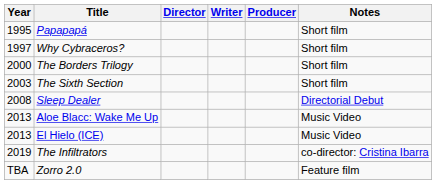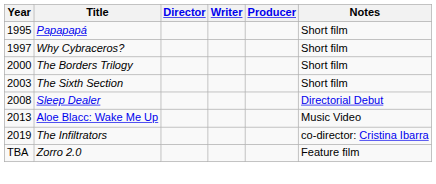- row: (70, 135)
